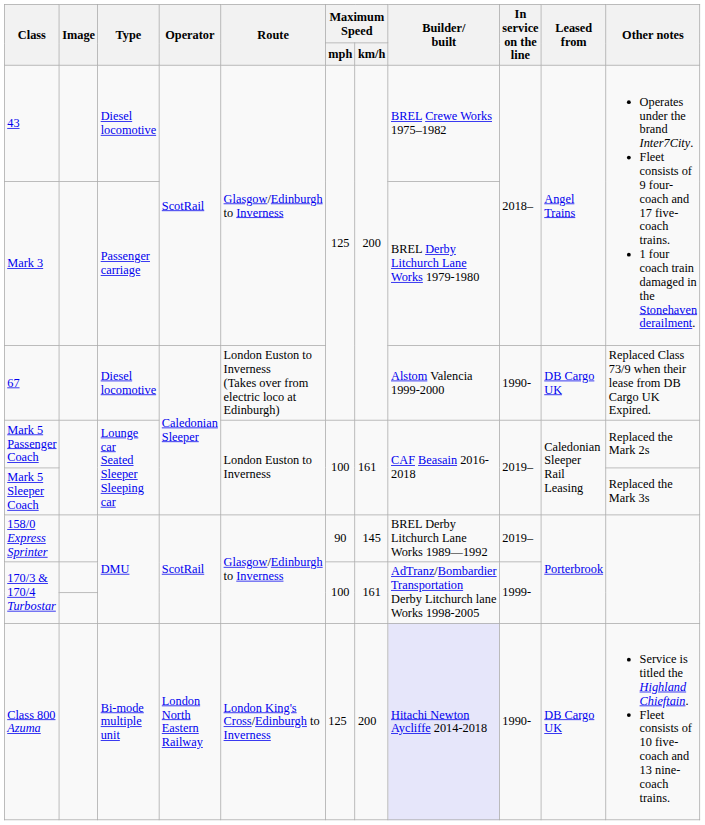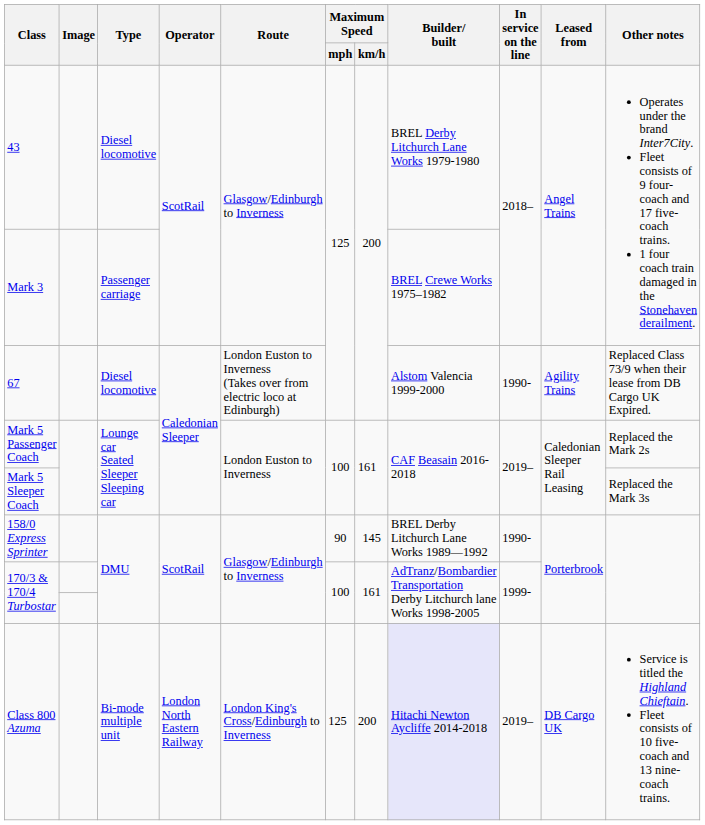(442, 123) BREL Crewe Works 1975–1982 -> (435, 147) BREL Derby Litchurch Lane Works 1979-1980
(435, 263) BREL Derby Litchurch Lane Works 1979-1980 -> (442, 287) BREL Crewe Works 1975–1982
(569, 382) DB Cargo UK -> (562, 382) Agility Trains
(518, 538) 2019– -> (517, 538) 1990-
(517, 721) 1990- -> (518, 721) 2019–
